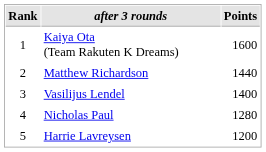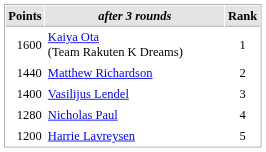columns swapped: (23, 15) <-> (240, 15)
